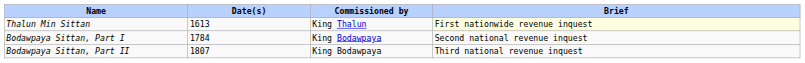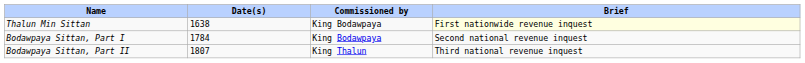(200, 24) 1613 -> (200, 24) 1638
(339, 24) King Thalun -> (347, 24) King Bodawpaya
(347, 51) King Bodawpaya -> (339, 51) King Thalun
